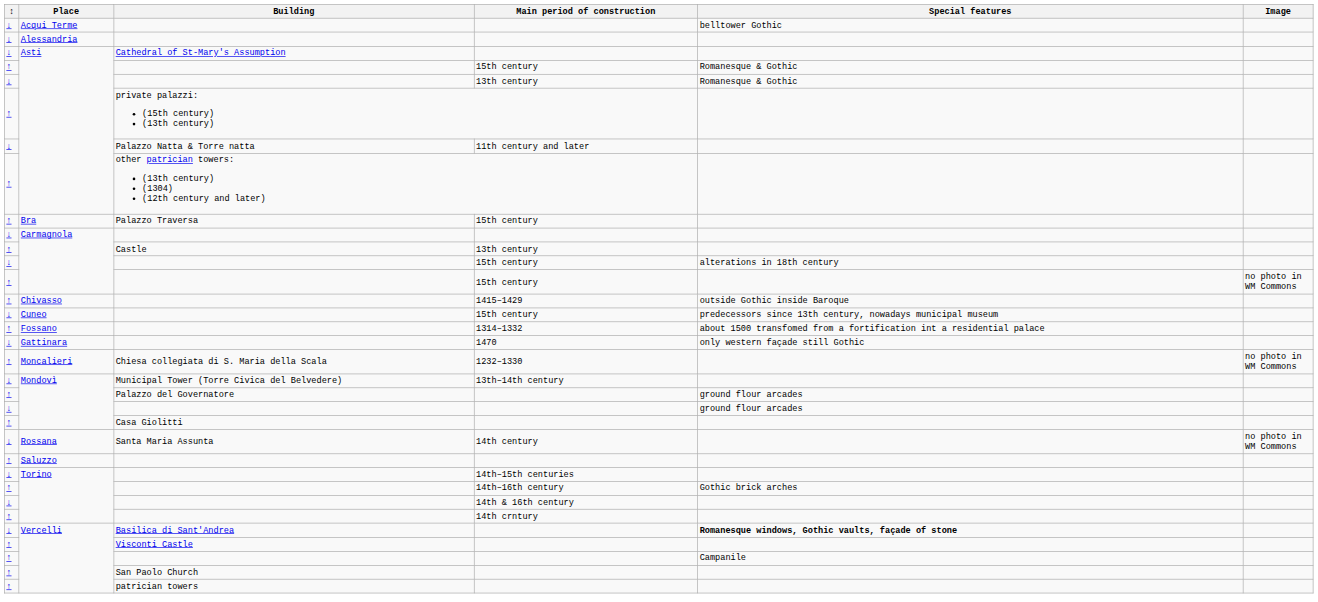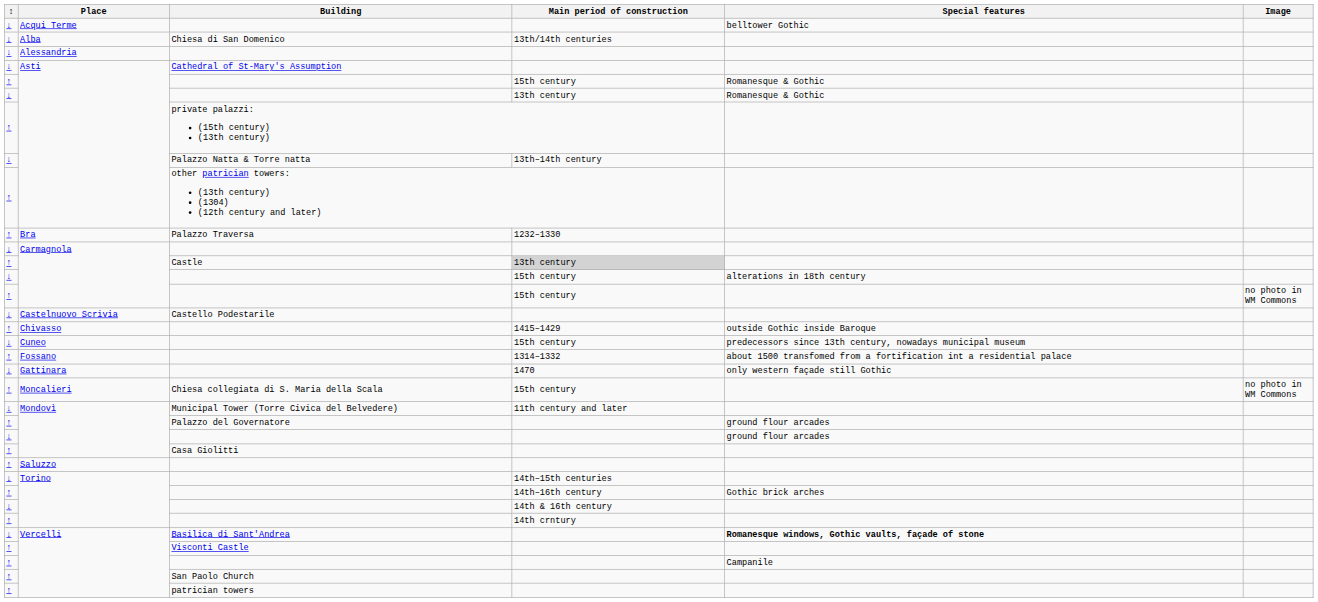+ row: (30, 39)
(533, 146) 11th century and later -> (558, 160) 13th–14th century
(507, 221) 15th century -> (537, 235) 1232–1330
(507, 249) no background -> (545, 263) lightgrey background
+ row: (69, 315)
(499, 362) 1232–1330 -> (545, 390) 15th century
(520, 381) 13th–14th century -> (571, 409) 11th century and later
- row: (39, 442)
